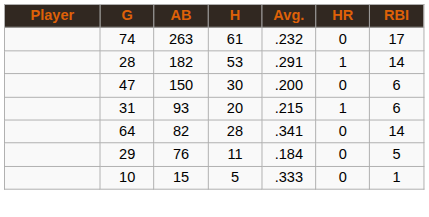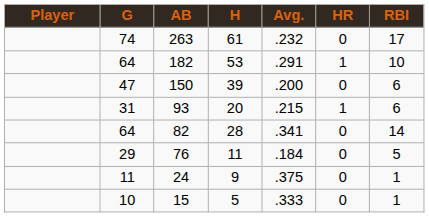(127, 62) 28 -> (127, 62) 64
(397, 62) 14 -> (397, 62) 10
(235, 85) 30 -> (235, 85) 39
+ row: (181, 177)
